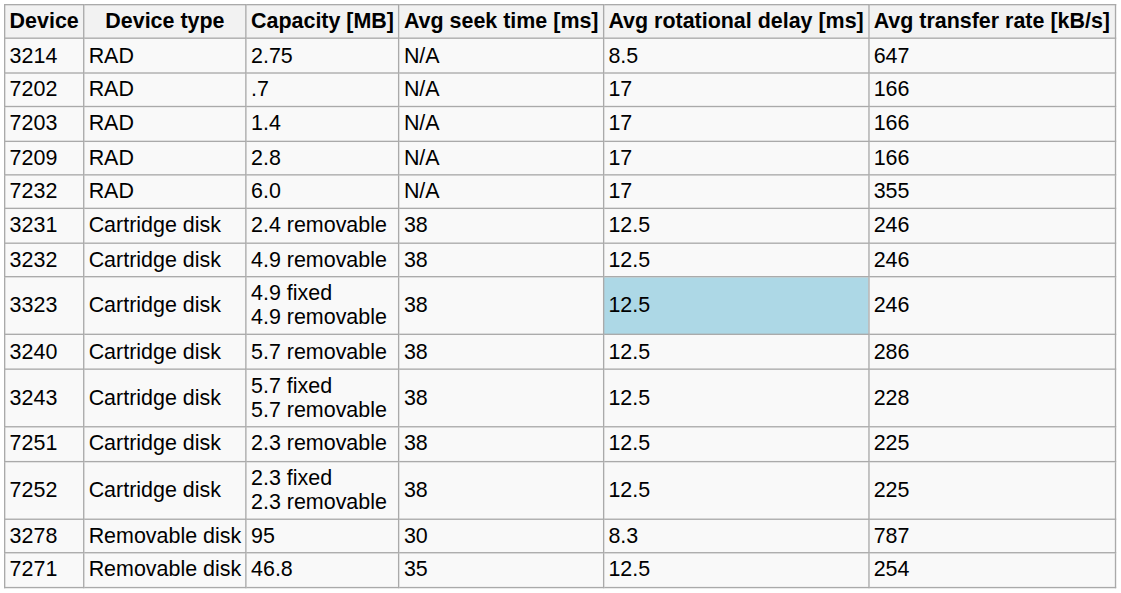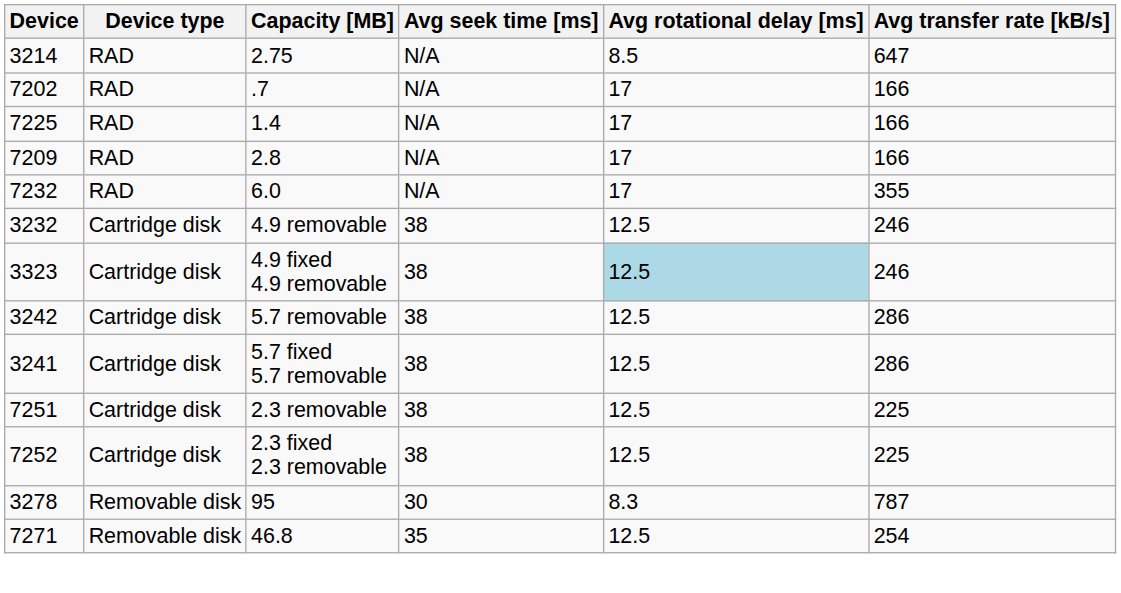(33, 123) 7203 -> (33, 123) 7225
- row: (319, 225)
(33, 351) 3240 -> (33, 317) 3242
(33, 397) 3243 -> (33, 363) 3241
(892, 397) 228 -> (892, 363) 286
